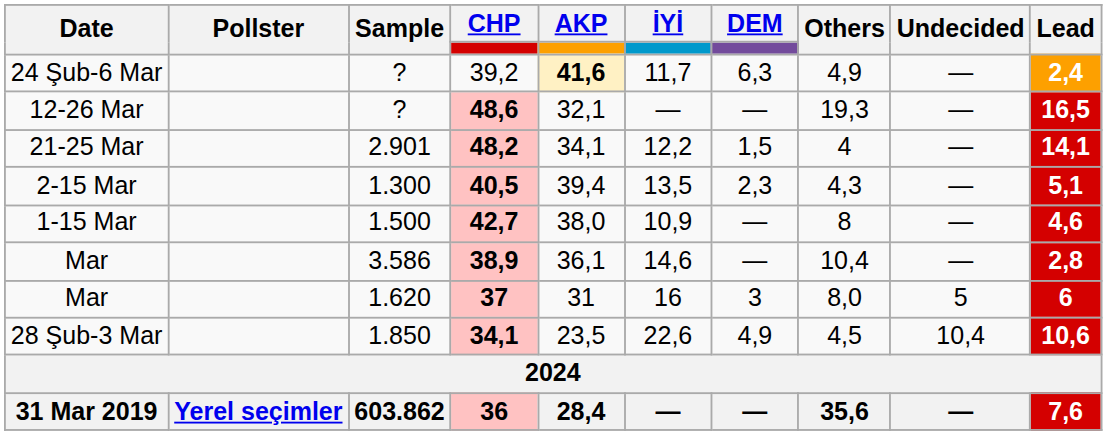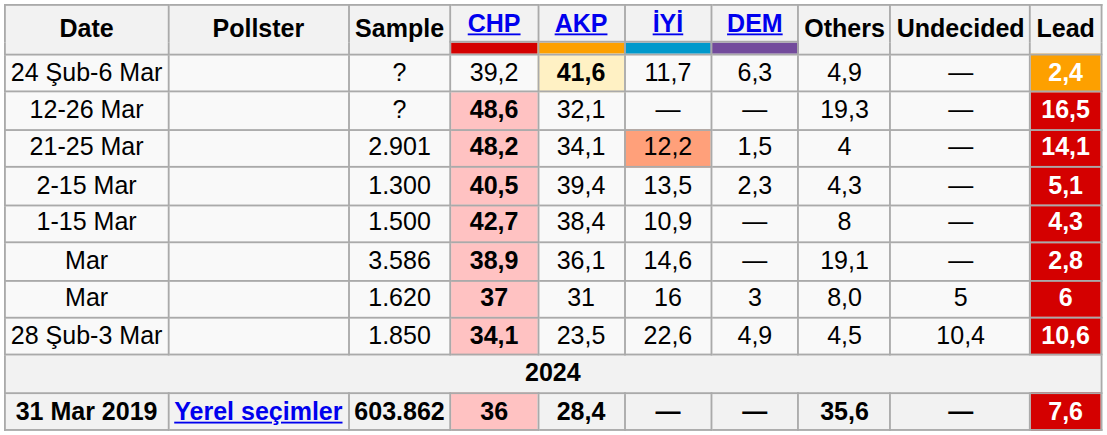(668, 147) no background -> (668, 147) lightsalmon background
(581, 222) 38,0 -> (581, 222) 38,4
(1066, 222) 4,6 -> (1066, 222) 4,3
(845, 260) 10,4 -> (845, 260) 19,1
